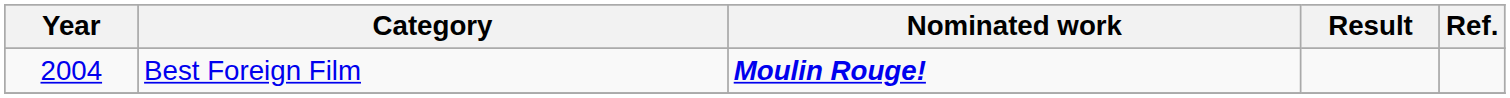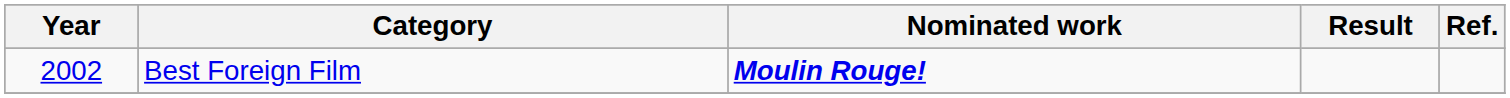(71, 70) 2004 -> (71, 70) 2002
